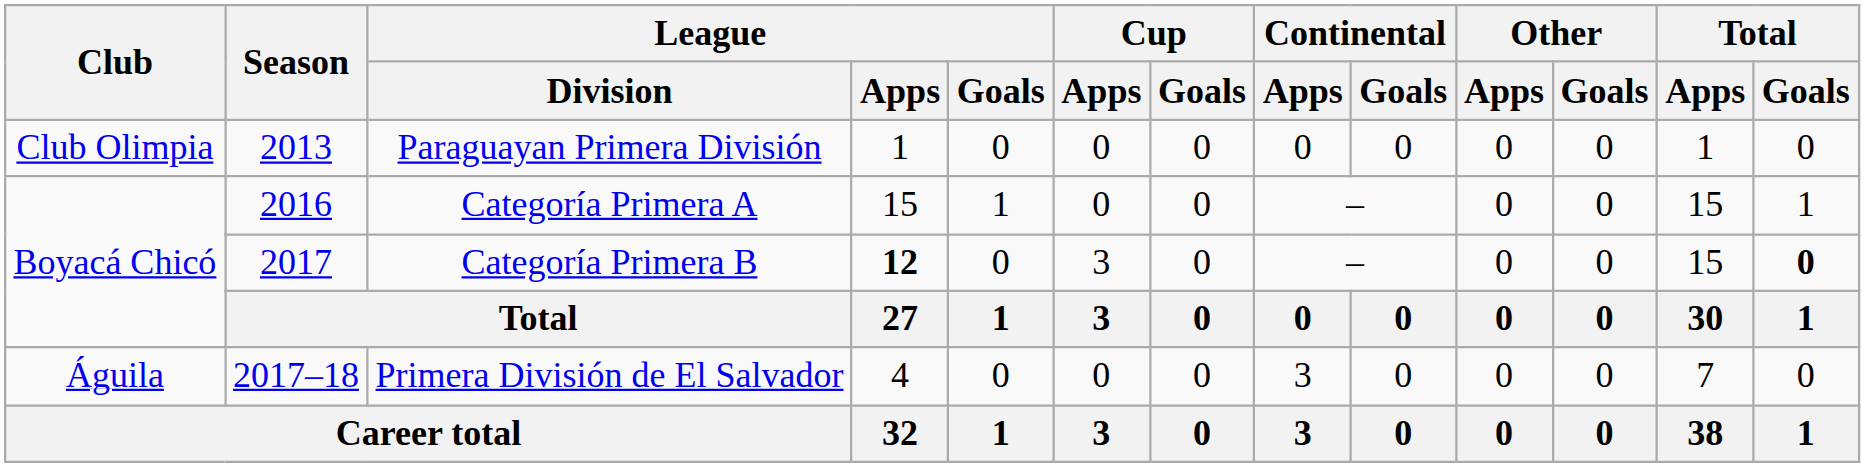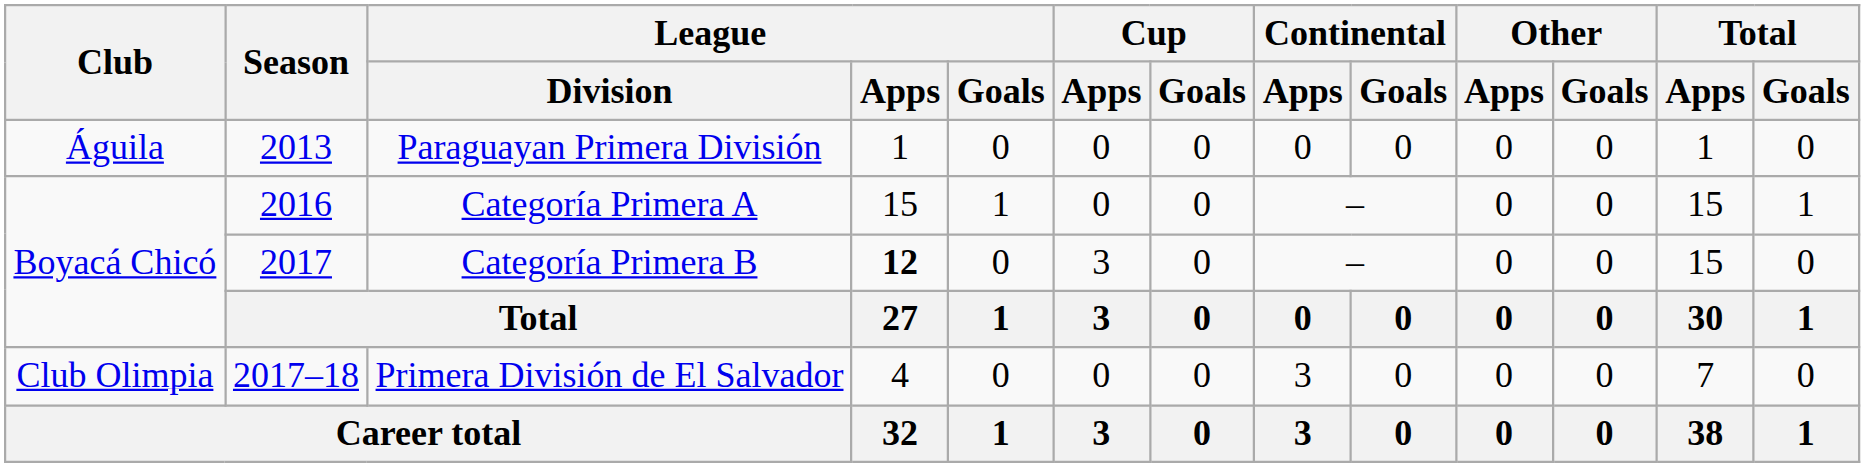(115, 147) Club Olimpia -> (115, 147) Águila
(1806, 261) bold -> (1806, 261) normal
(115, 375) Águila -> (115, 375) Club Olimpia
